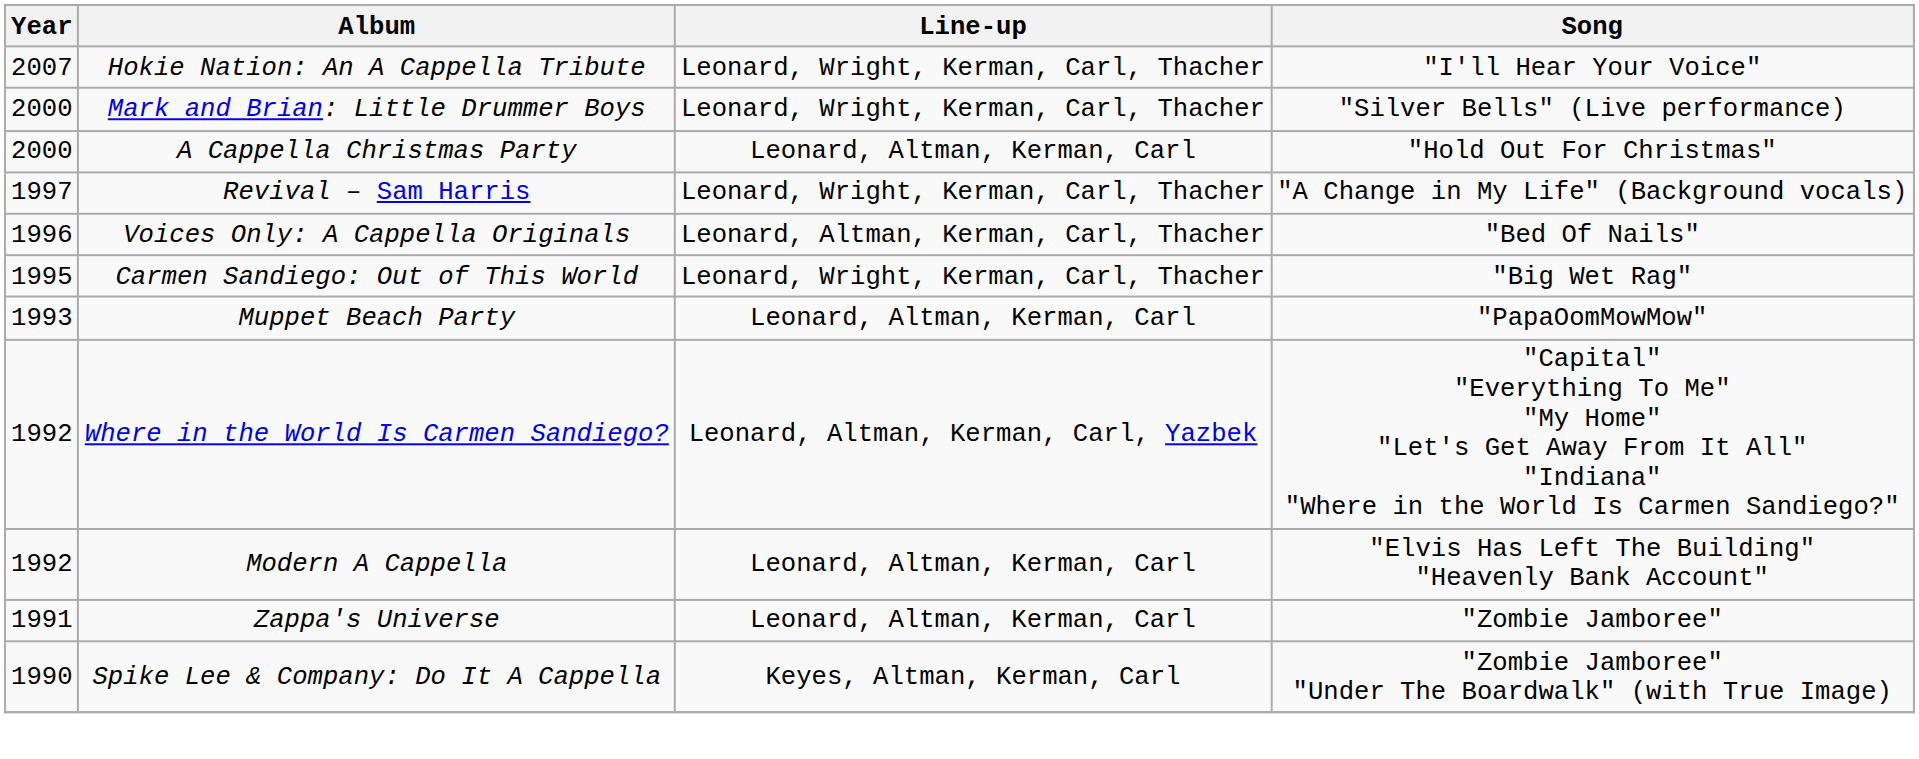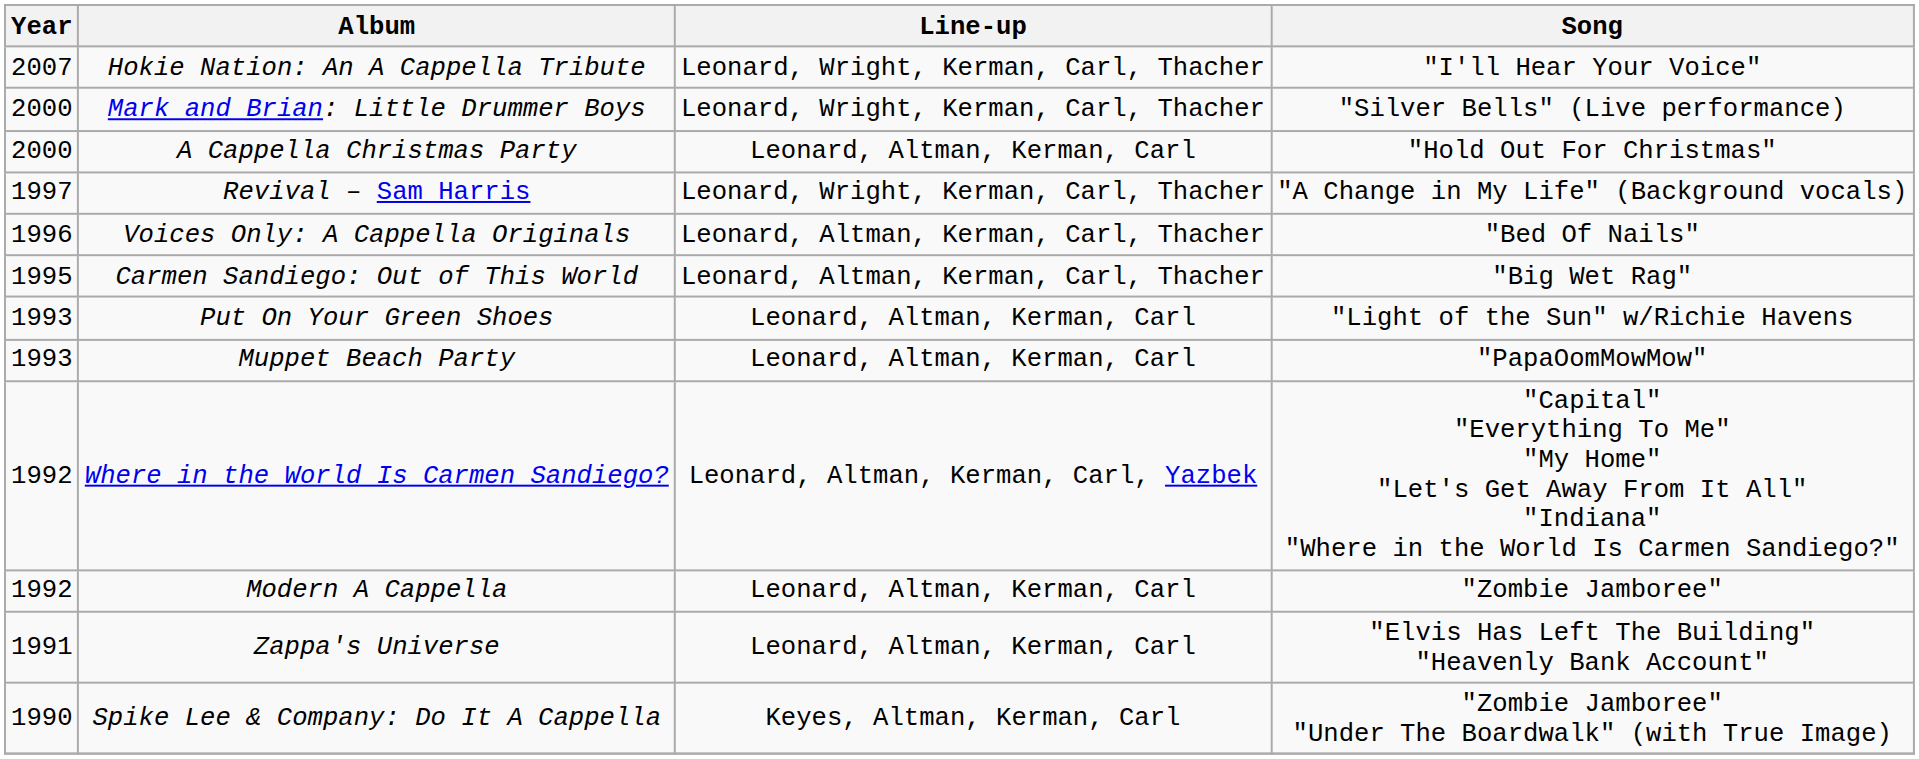(973, 276) Leonard, Wright, Kerman, Carl, Thacher -> (973, 276) Leonard, Altman, Kerman, Carl, Thacher
+ row: (377, 318)
(1592, 564) "Elvis Has Left The Building" "Heavenly Bank Account" -> (1592, 591) "Zombie Jamboree"
(1592, 621) "Zombie Jamboree" -> (1592, 648) "Elvis Has Left The Building" "Heavenly Bank Account"
